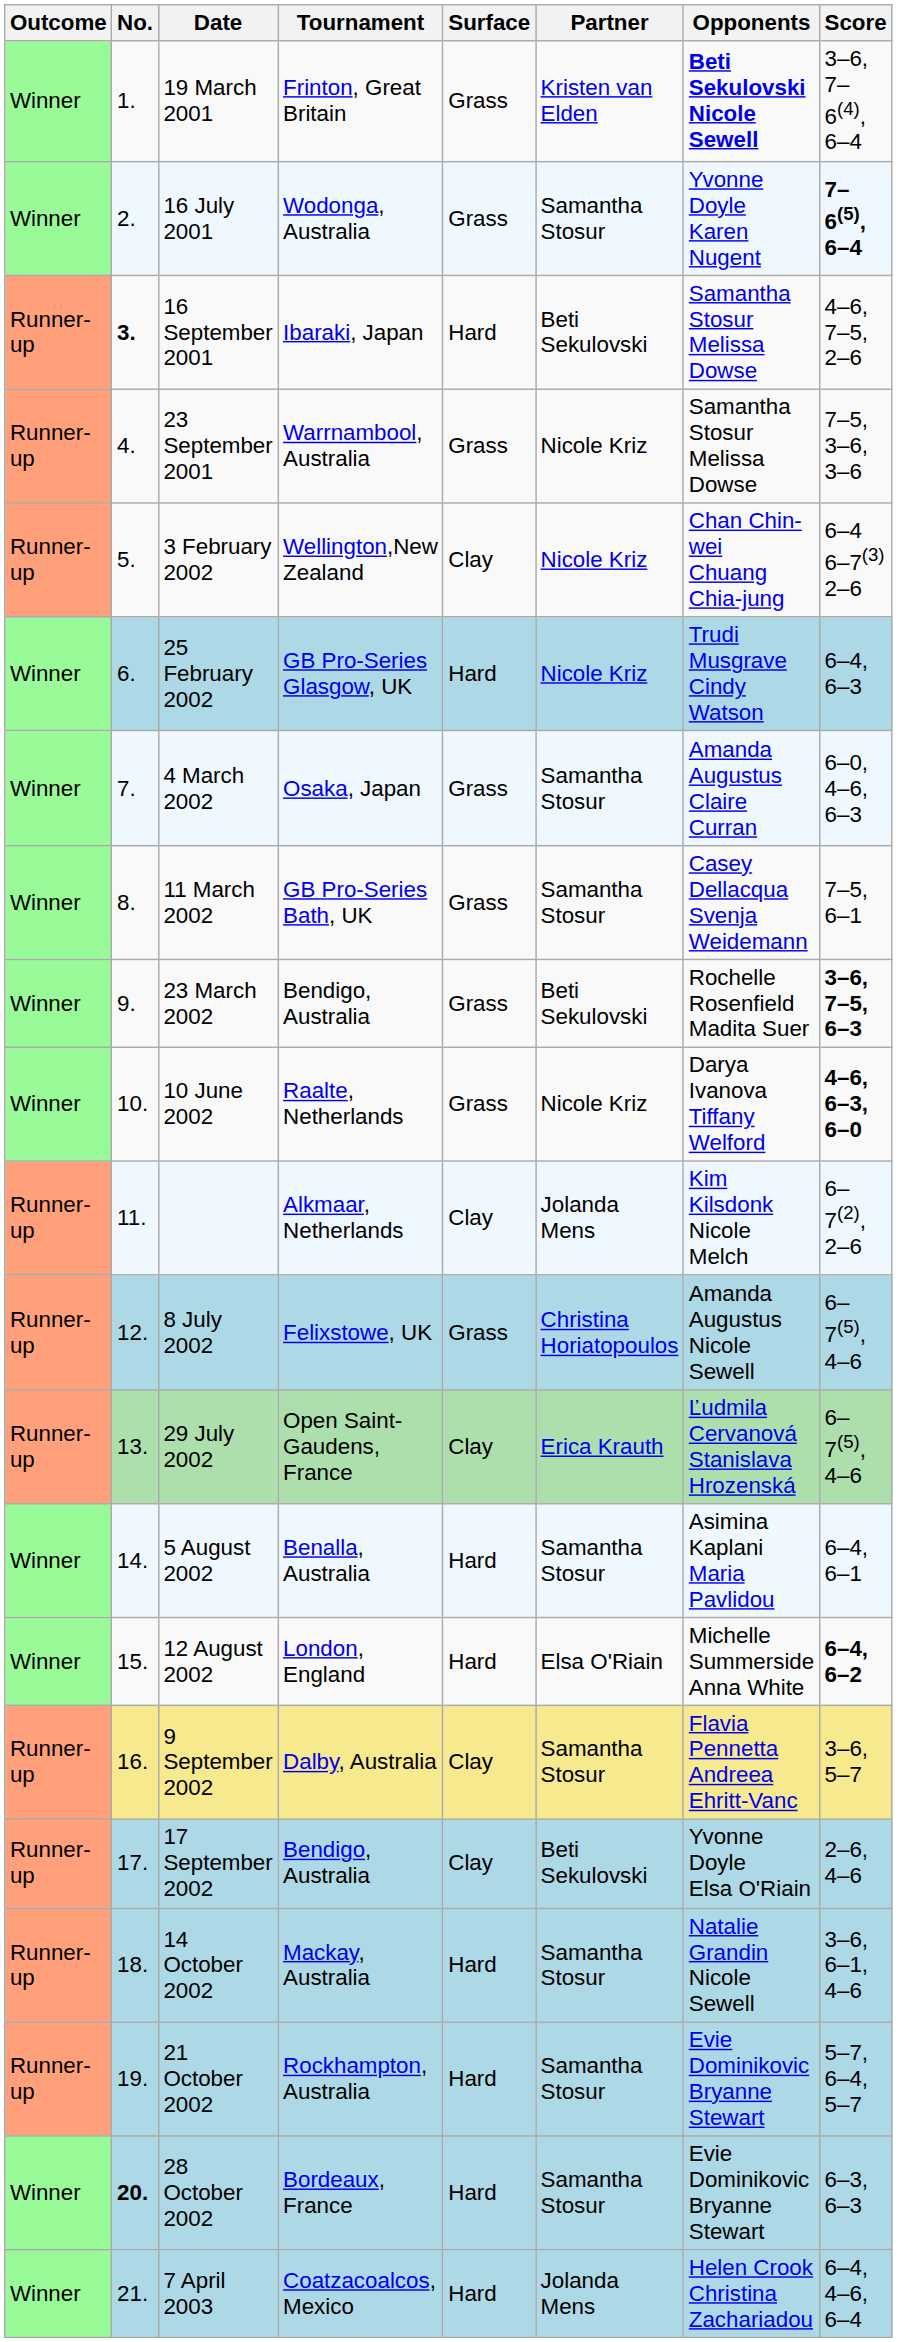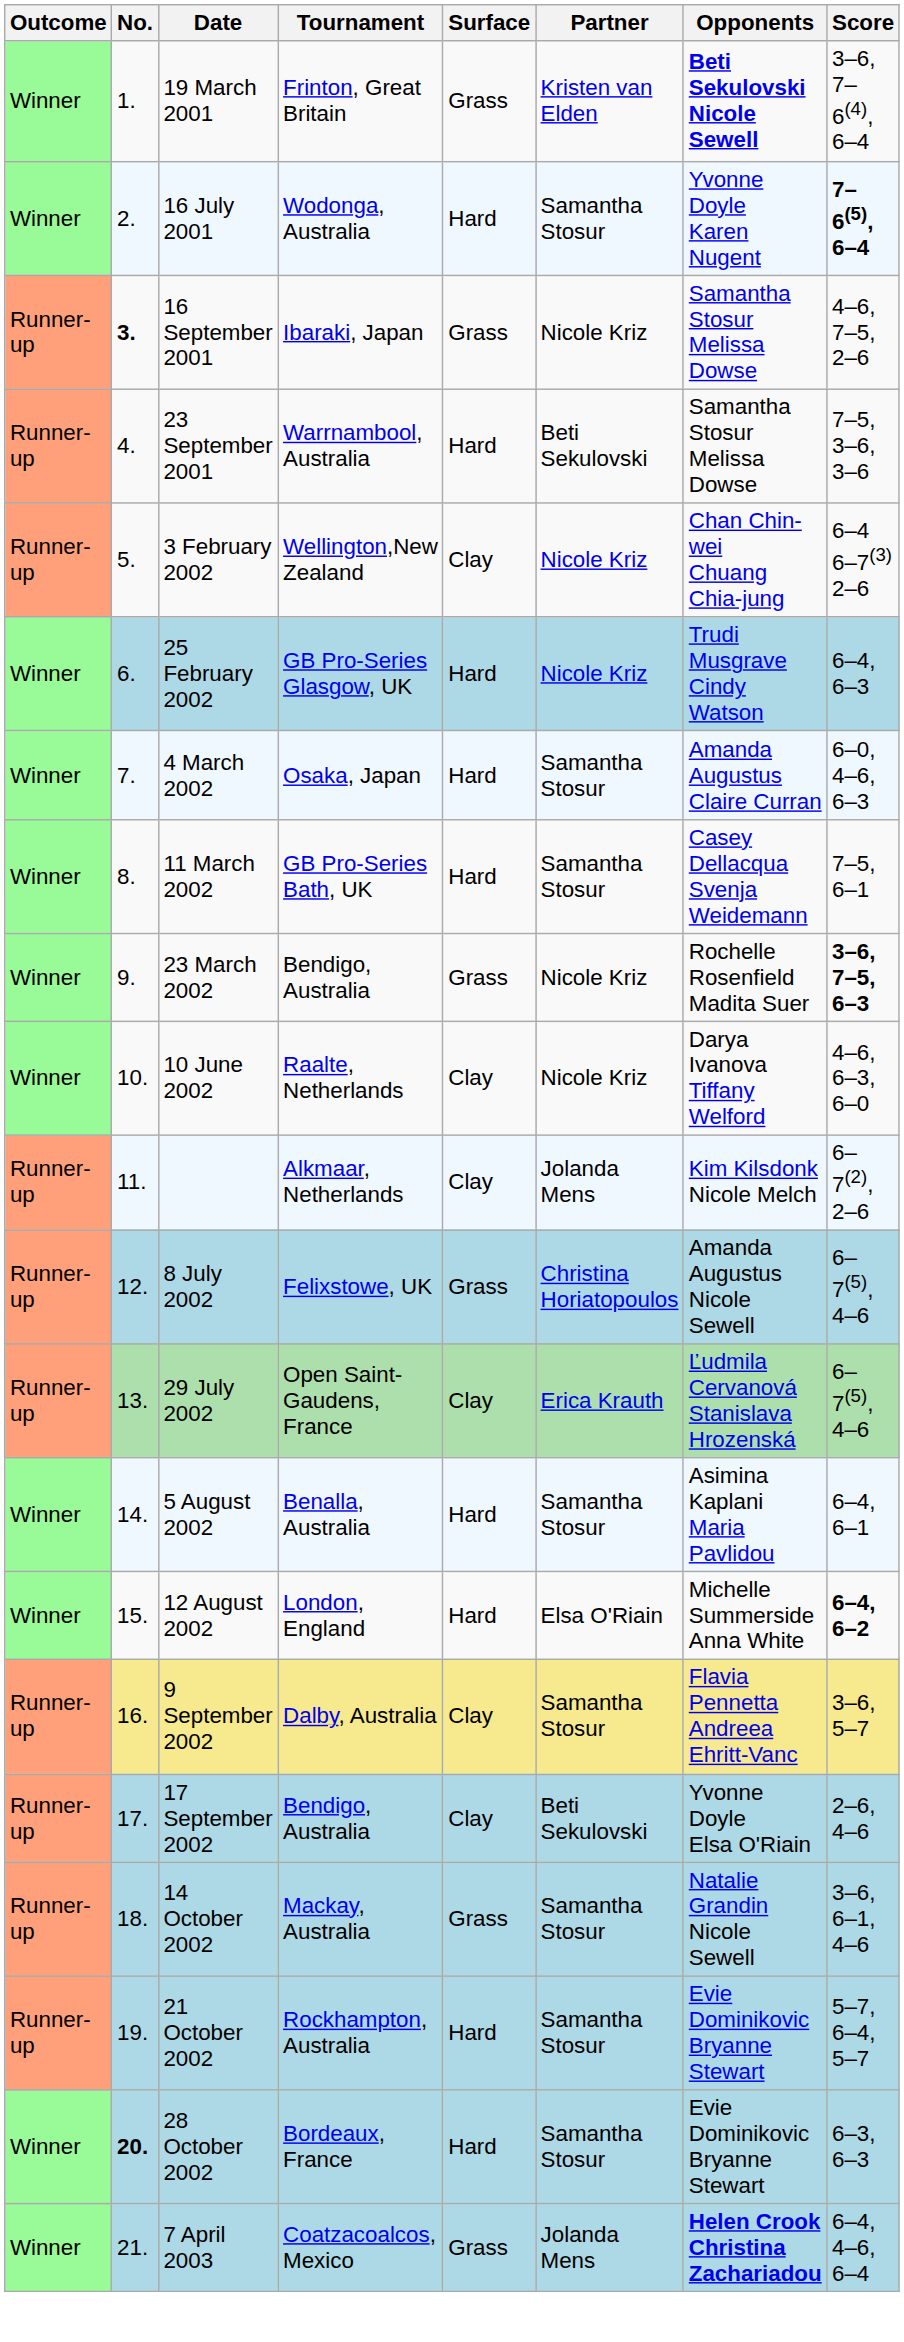(478, 217) Grass -> (472, 217) Hard
(472, 331) Hard -> (478, 331) Grass
(594, 331) Beti Sekulovski -> (594, 331) Nicole Kriz
(478, 445) Grass -> (472, 445) Hard
(594, 445) Nicole Kriz -> (594, 445) Beti Sekulovski
(478, 787) Grass -> (472, 774) Hard
(478, 901) Grass -> (472, 875) Hard
(594, 1002) Beti Sekulovski -> (594, 976) Nicole Kriz
(478, 1103) Grass -> (471, 1077) Clay
(846, 1103) bold -> (854, 1077) normal
(472, 1964) Hard -> (478, 1918) Grass
(472, 2293) Hard -> (478, 2247) Grass
(751, 2293) normal -> (755, 2247) bold
